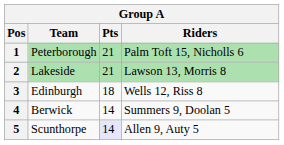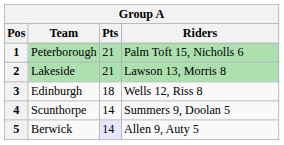(52, 110) Berwick -> (59, 110) Scunthorpe
(59, 129) Scunthorpe -> (52, 129) Berwick
